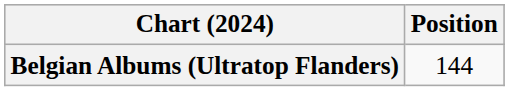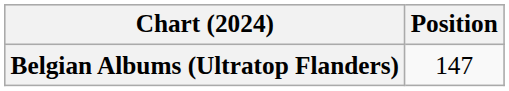(454, 64) 144 -> (454, 64) 147
